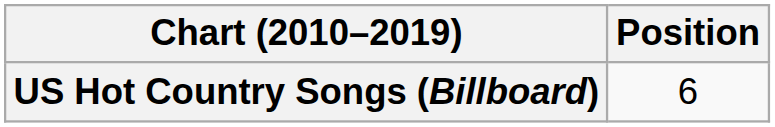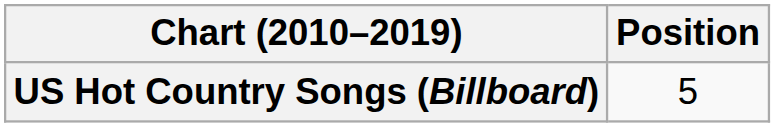(688, 91) 6 -> (688, 91) 5
